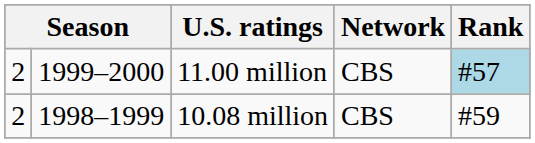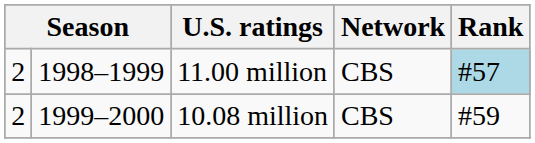(101, 71) 1999–2000 -> (101, 71) 1998–1999
(101, 115) 1998–1999 -> (101, 115) 1999–2000
